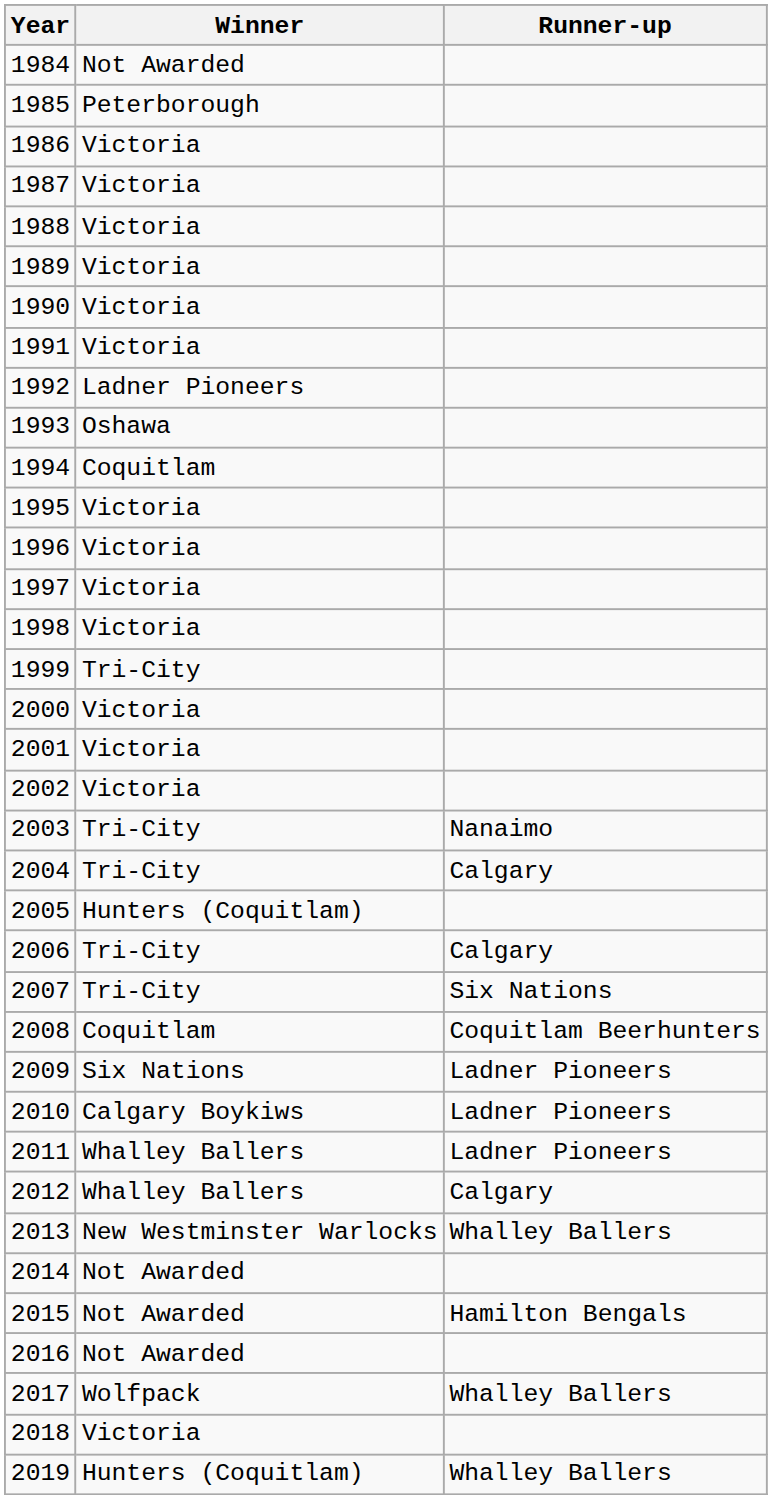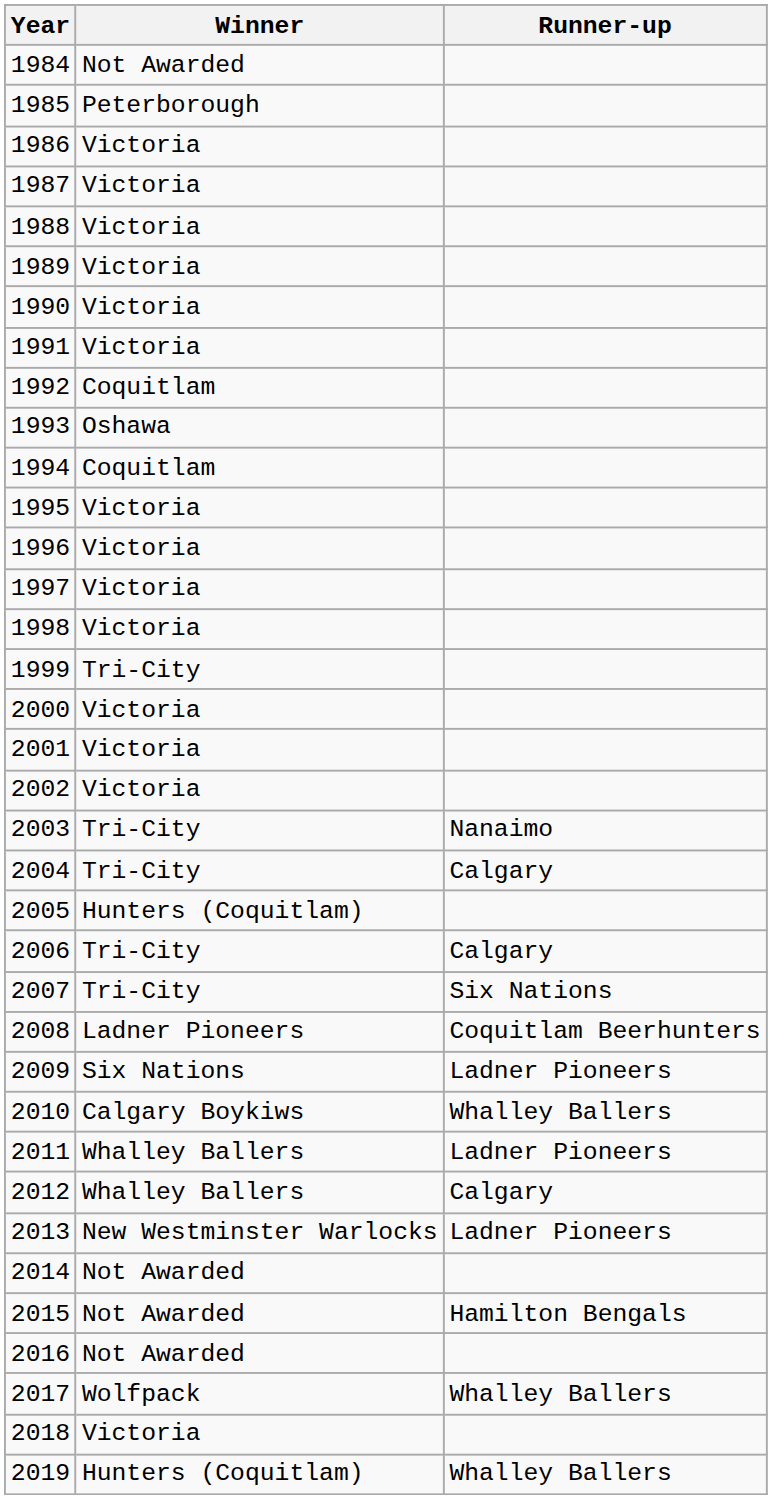(193, 387) Ladner Pioneers -> (149, 387) Coquitlam
(149, 1031) Coquitlam -> (193, 1031) Ladner Pioneers
(561, 1112) Ladner Pioneers -> (561, 1112) Whalley Ballers
(561, 1233) Whalley Ballers -> (561, 1233) Ladner Pioneers
